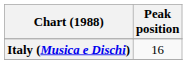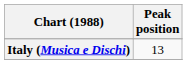(158, 49) 16 -> (158, 49) 13
